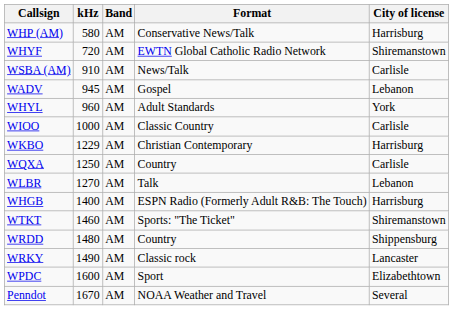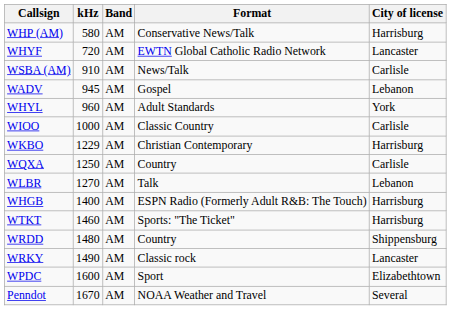(409, 51) Shiremanstown -> (395, 51) Lancaster
(409, 220) Shiremanstown -> (398, 220) Harrisburg
